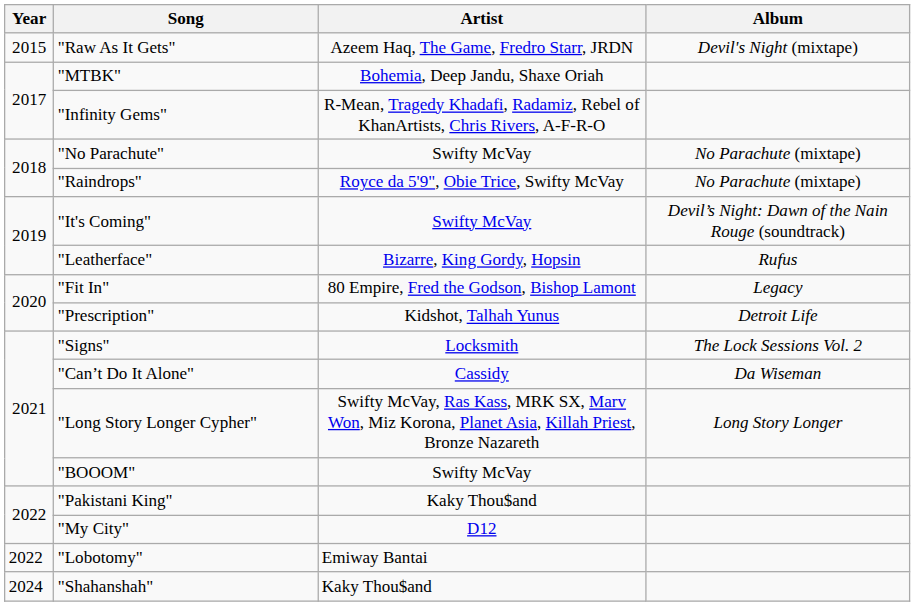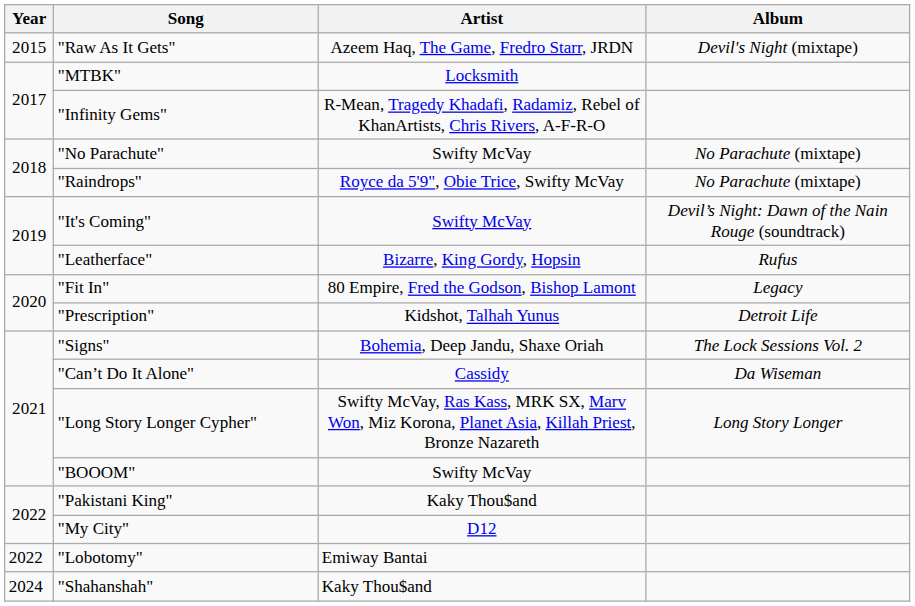(482, 76) Bohemia, Deep Jandu, Shaxe Oriah -> (482, 76) Locksmith
(482, 345) Locksmith -> (482, 345) Bohemia, Deep Jandu, Shaxe Oriah
